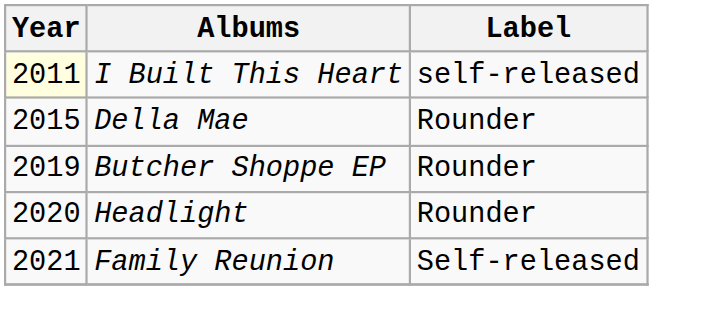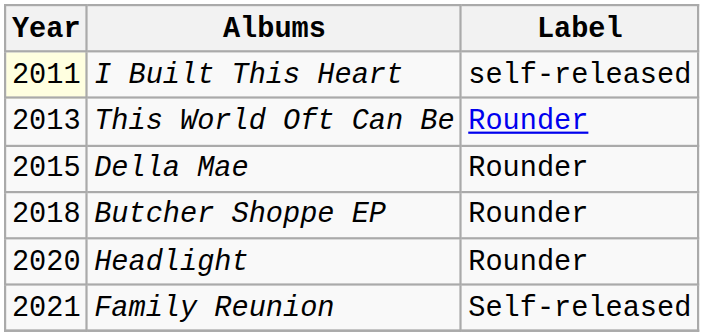+ row: (274, 122)
(46, 168) 2019 -> (46, 215) 2018
